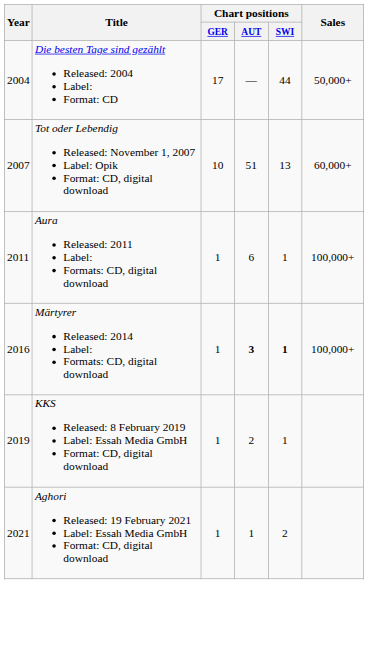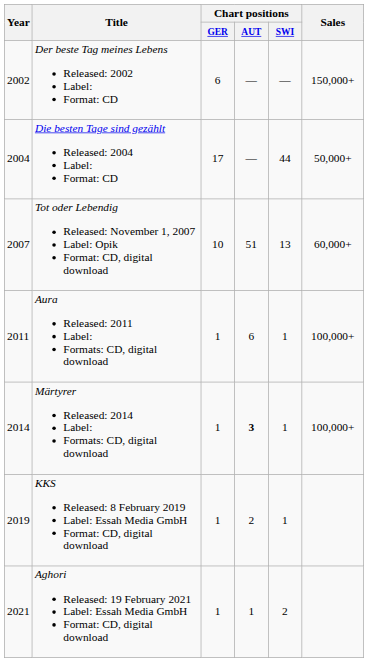+ row: (117, 74)
(18, 349) 2016 -> (18, 428) 2014
(285, 349) bold -> (285, 428) normal
